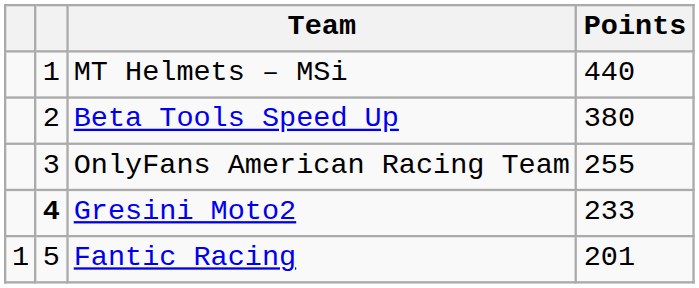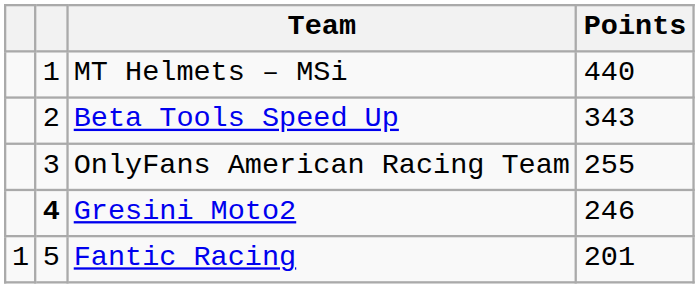(609, 121) 380 -> (609, 121) 343
(609, 213) 233 -> (609, 213) 246
